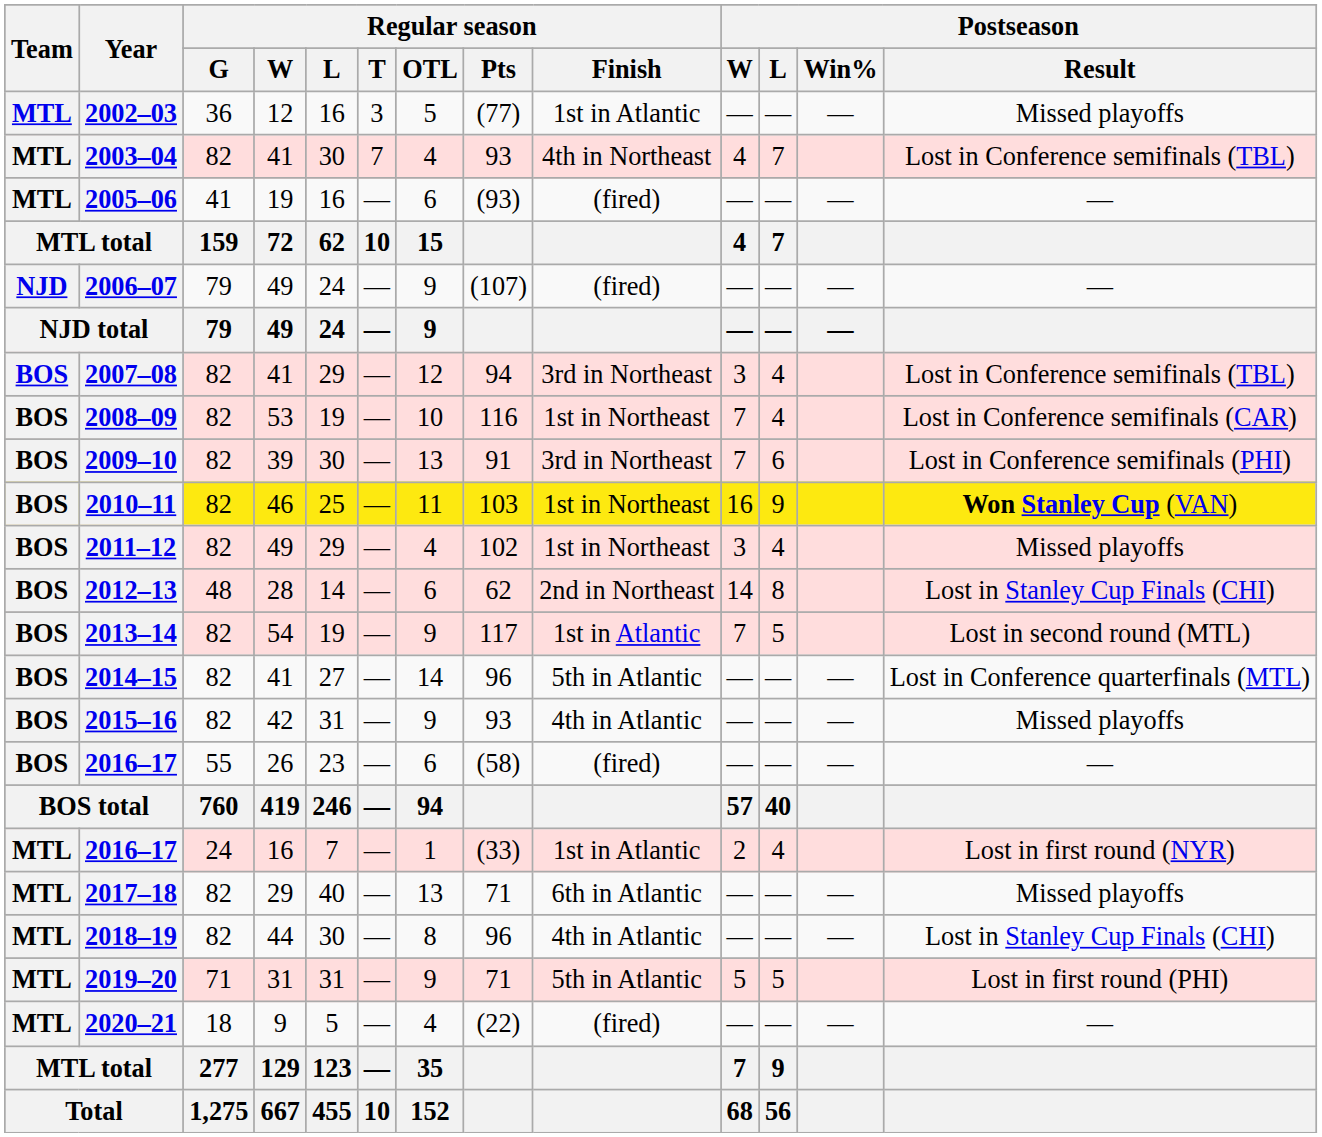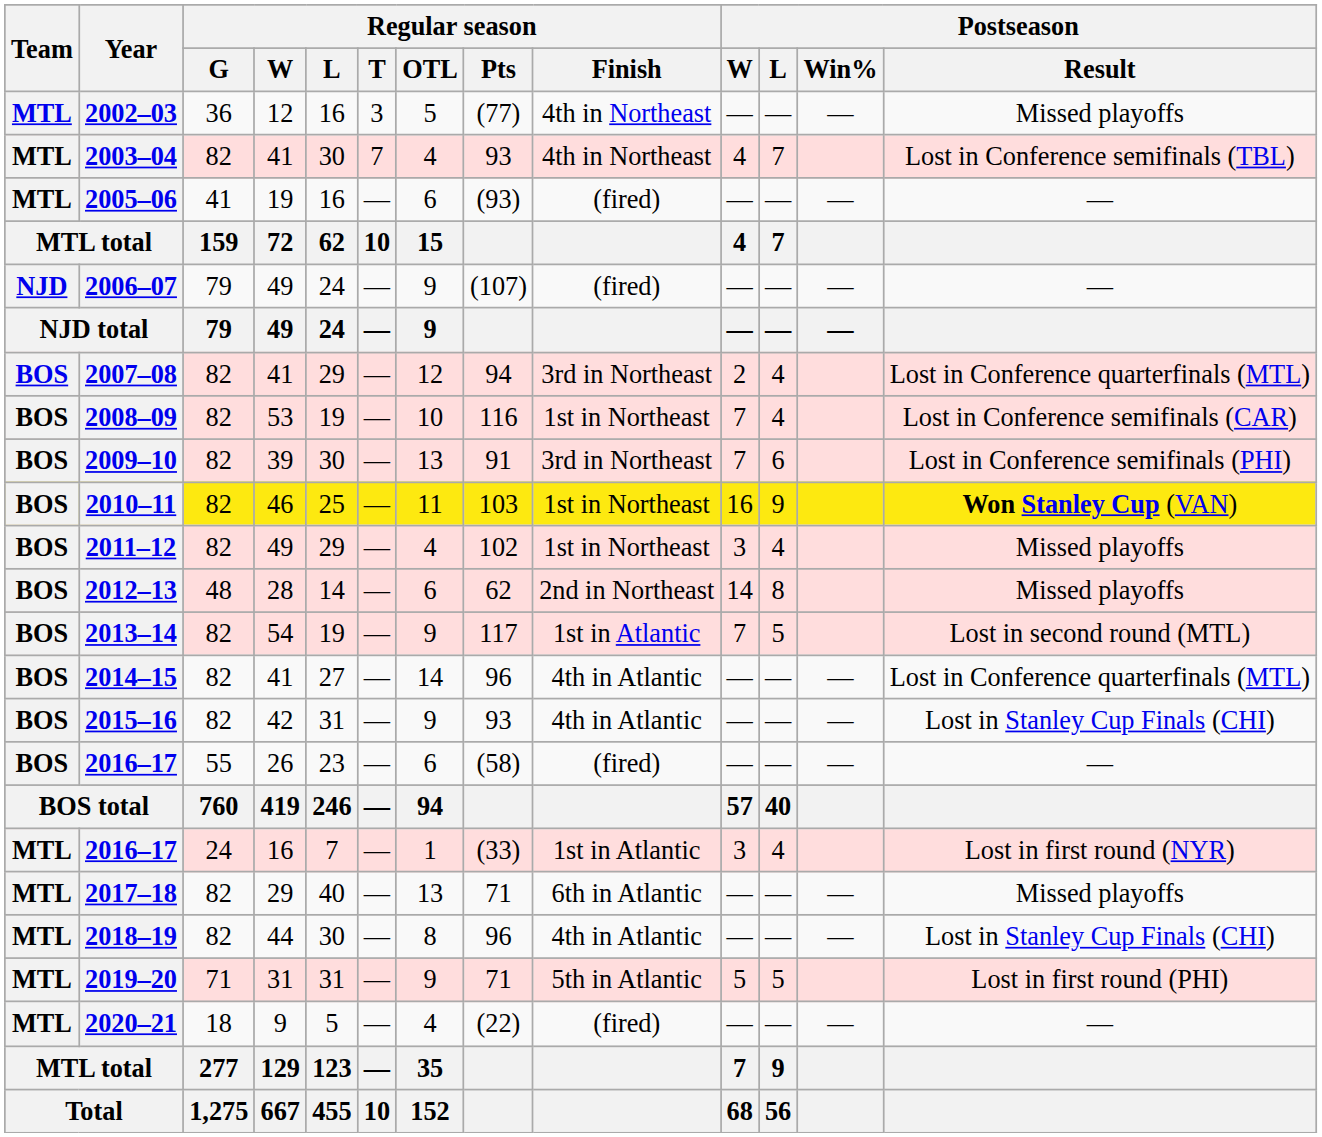(627, 113) 1st in Atlantic -> (627, 113) 4th in Northeast
(740, 373) 3 -> (740, 373) 2
(1100, 373) Lost in Conference semifinals (TBL) -> (1100, 373) Lost in Conference quarterfinals (MTL)
(1100, 590) Lost in Stanley Cup Finals (CHI) -> (1100, 590) Missed playoffs
(627, 676) 5th in Atlantic -> (627, 676) 4th in Atlantic
(1100, 720) Missed playoffs -> (1100, 720) Lost in Stanley Cup Finals (CHI)
(740, 850) 2 -> (740, 850) 3
